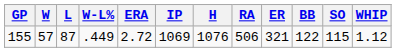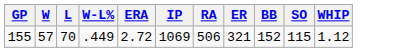- column: (213, 15)
(68, 37) 87 -> (68, 37) 70
(307, 37) 122 -> (269, 37) 152
